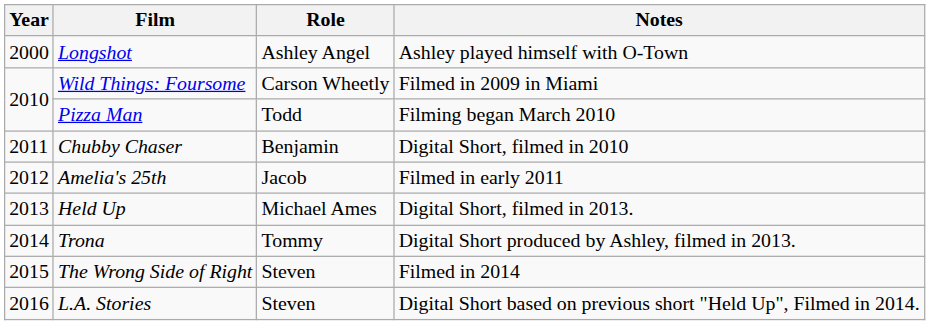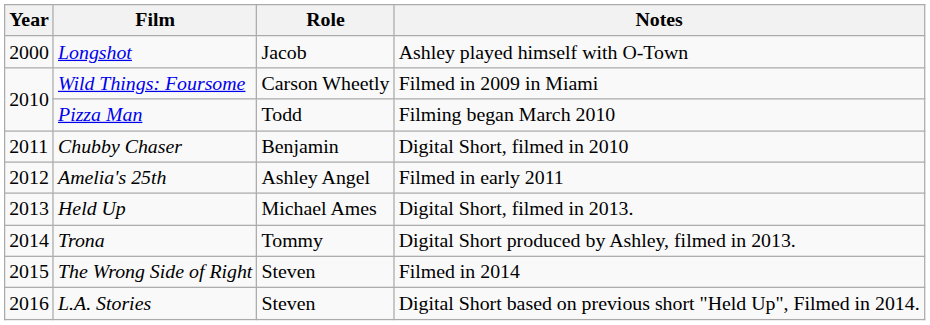(316, 51) Ashley Angel -> (284, 51) Jacob
(284, 177) Jacob -> (316, 177) Ashley Angel
